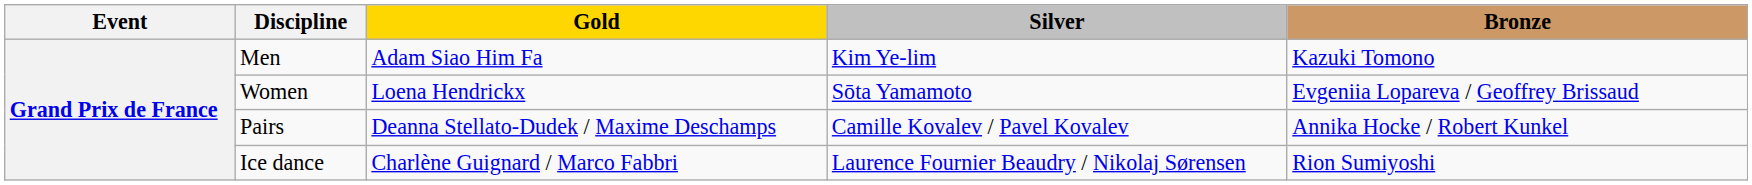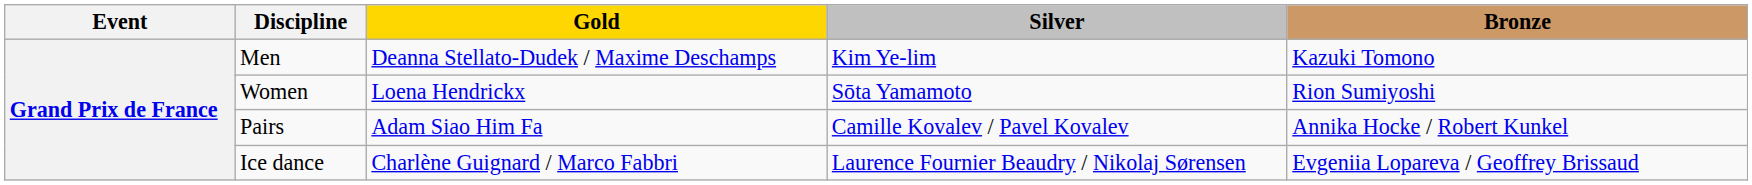(457, 57) Adam Siao Him Fa -> (574, 57) Deanna Stellato-Dudek / Maxime Deschamps
(1466, 92) Evgeniia Lopareva / Geoffrey Brissaud -> (1364, 92) Rion Sumiyoshi
(574, 127) Deanna Stellato-Dudek / Maxime Deschamps -> (457, 127) Adam Siao Him Fa
(1364, 162) Rion Sumiyoshi -> (1466, 162) Evgeniia Lopareva / Geoffrey Brissaud
